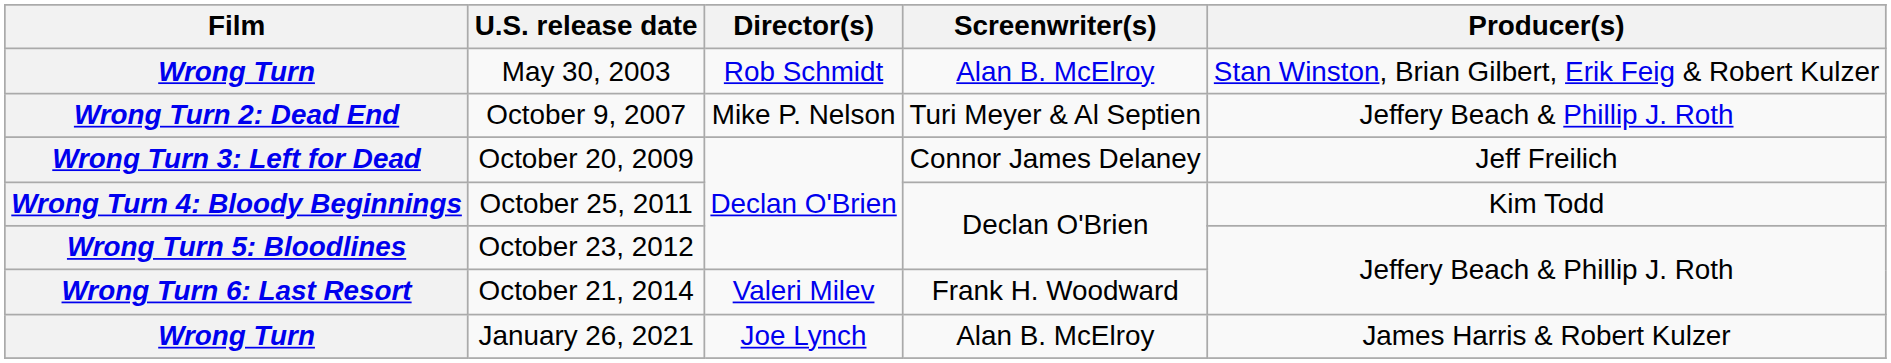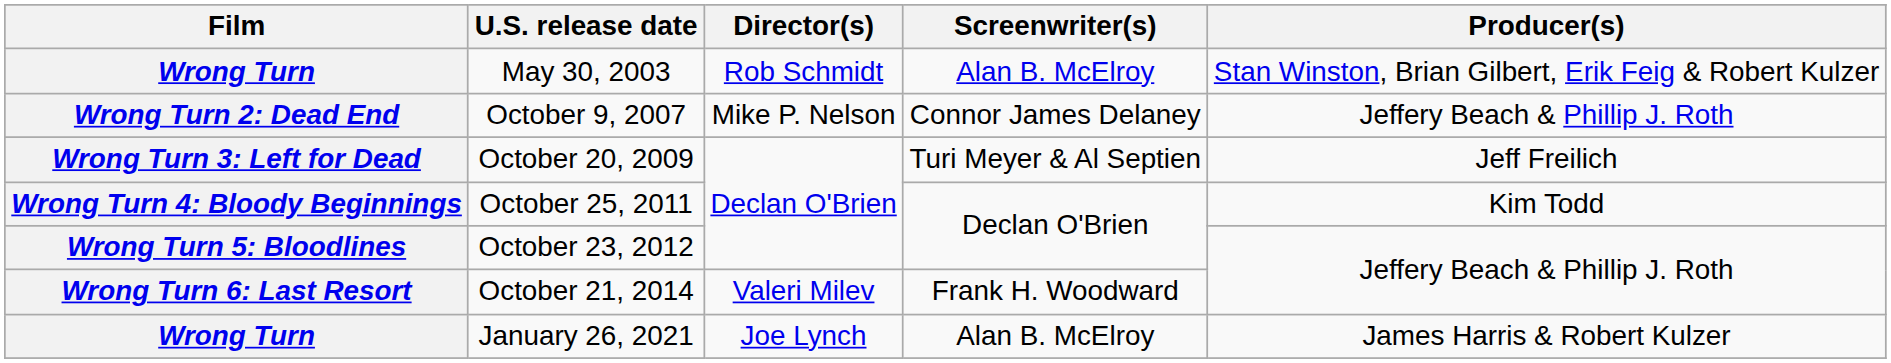(1055, 114) Turi Meyer & Al Septien -> (1055, 114) Connor James Delaney
(1055, 159) Connor James Delaney -> (1055, 159) Turi Meyer & Al Septien
